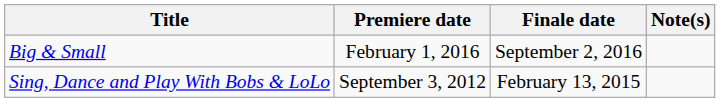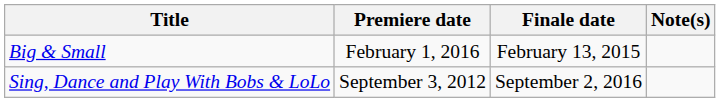(568, 50) September 2, 2016 -> (568, 50) February 13, 2015
(568, 81) February 13, 2015 -> (568, 81) September 2, 2016
